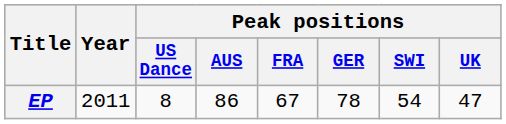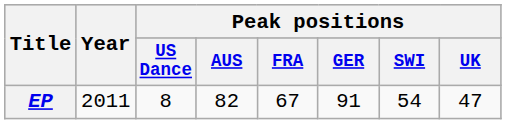(227, 101) 86 -> (227, 101) 82
(349, 101) 78 -> (349, 101) 91
